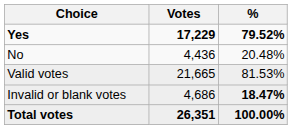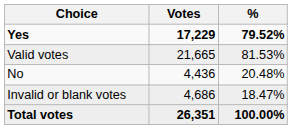rows swapped: (15, 54) <-> (38, 74)
(263, 94) bold -> (263, 94) normal
